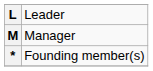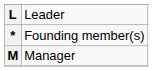rows swapped: (13, 35) <-> (13, 55)
